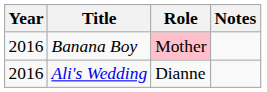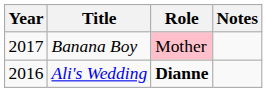(26, 45) 2016 -> (26, 45) 2017
(180, 73) normal -> (182, 73) bold
